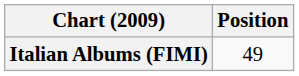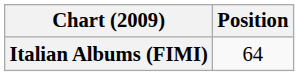(253, 53) 49 -> (253, 53) 64
